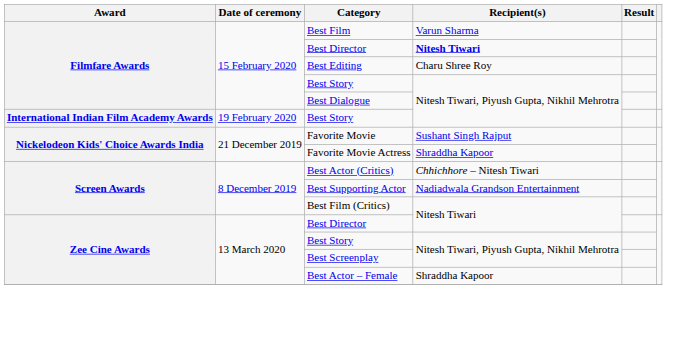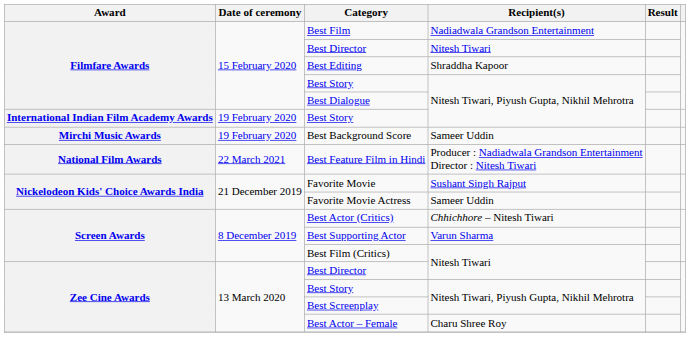(447, 30) Varun Sharma -> (512, 30) Nadiadwala Grandson Entertainment
(448, 48) bold -> (461, 48) normal
(454, 65) Charu Shree Roy -> (469, 65) Shraddha Kapoor
+ row: (110, 135)
+ row: (110, 159)
(454, 153) Shraddha Kapoor -> (462, 200) Sameer Uddin
(498, 188) Nadiadwala Grandson Entertainment -> (462, 235) Varun Sharma
(454, 275) Shraddha Kapoor -> (468, 323) Charu Shree Roy
